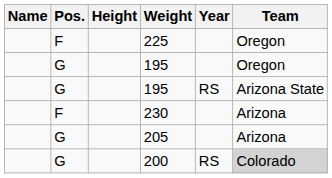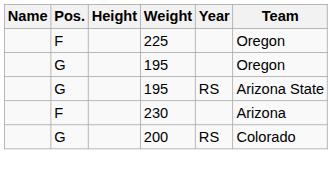- row: (60, 136)
(266, 160) lightgrey background -> (266, 136) no background
